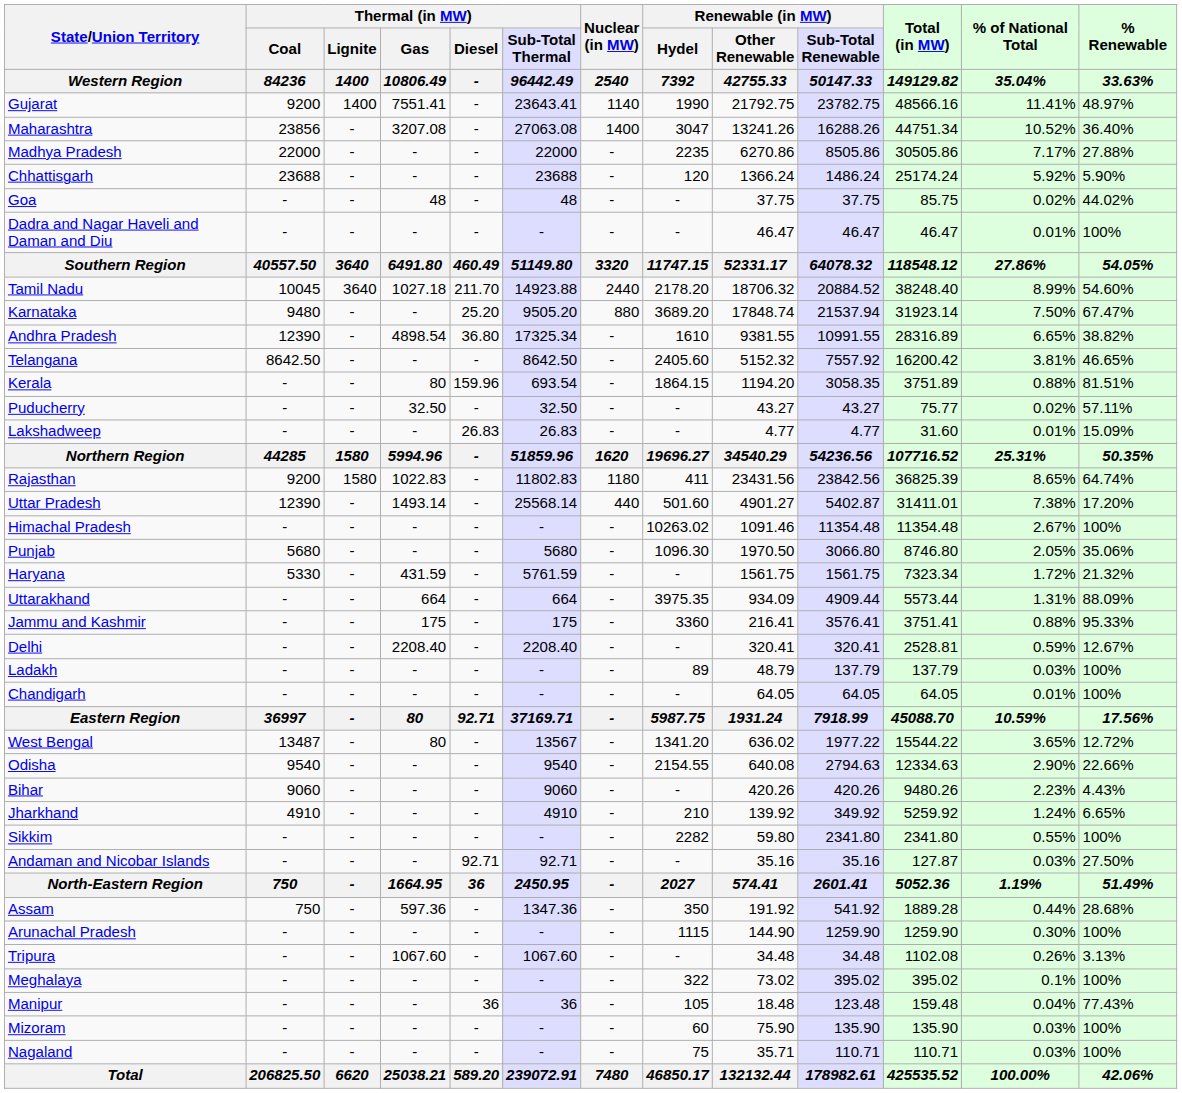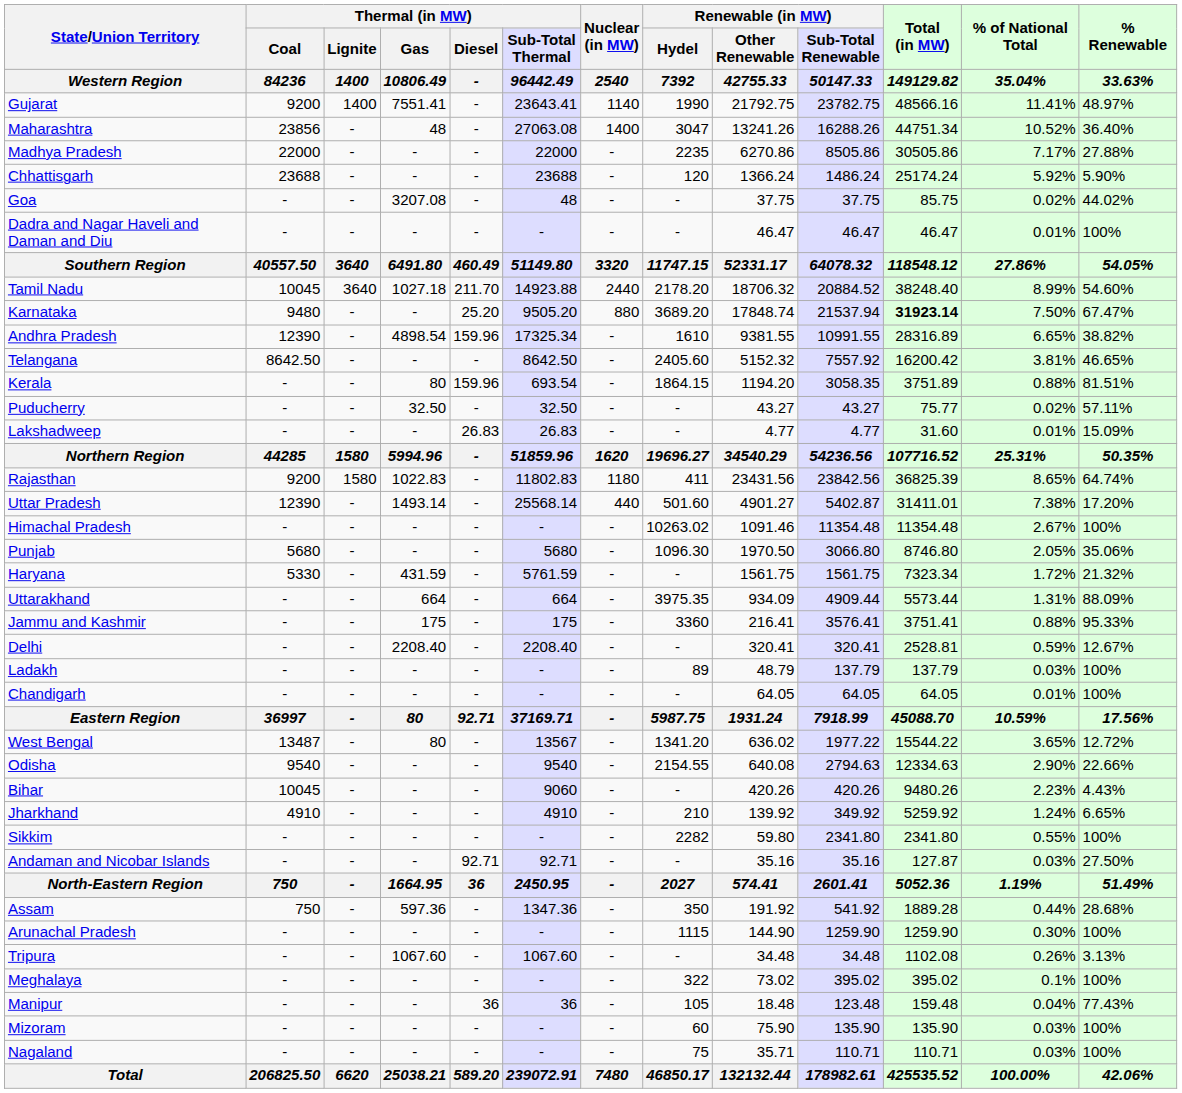(419, 128) 3207.08 -> (438, 128) 48
(438, 200) 48 -> (419, 200) 3207.08
(927, 312) normal -> (927, 312) bold
(480, 336) 36.80 -> (476, 336) 159.96
(304, 789) 9060 -> (299, 789) 10045
